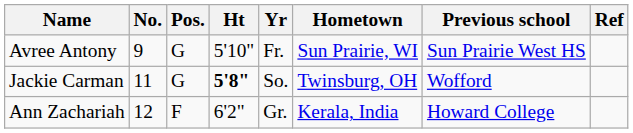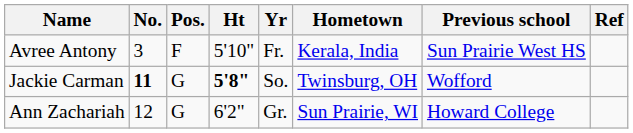(138, 50) 9 -> (138, 50) 3
(178, 50) G -> (176, 50) F
(358, 50) Sun Prairie, WI -> (348, 50) Kerala, India
(143, 81) normal -> (143, 81) bold
(176, 111) F -> (178, 111) G
(348, 111) Kerala, India -> (358, 111) Sun Prairie, WI
